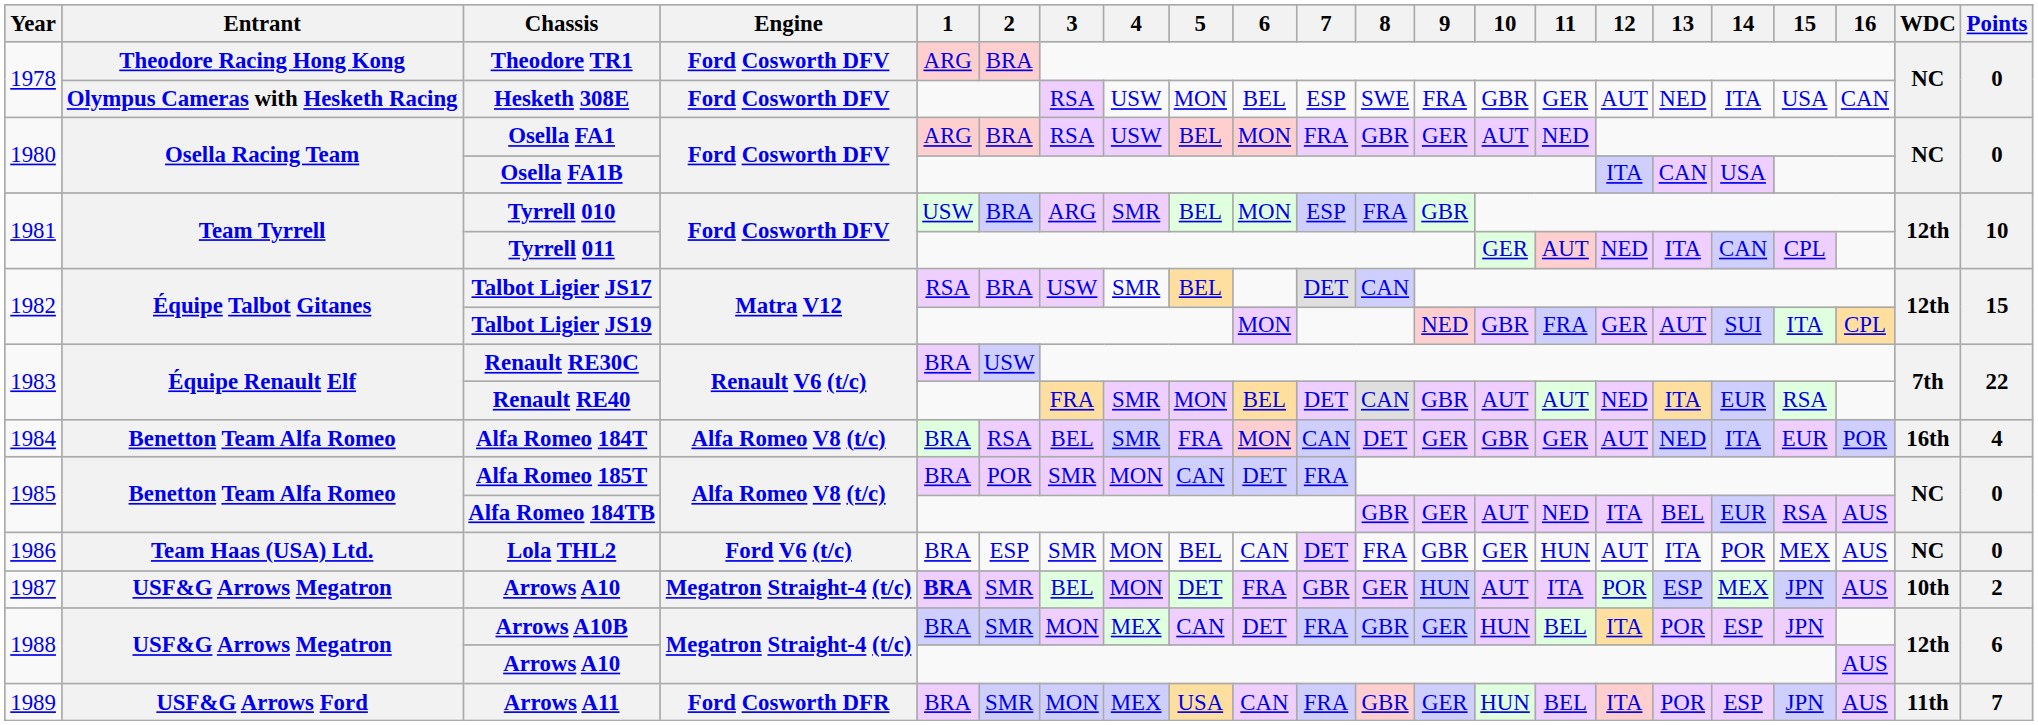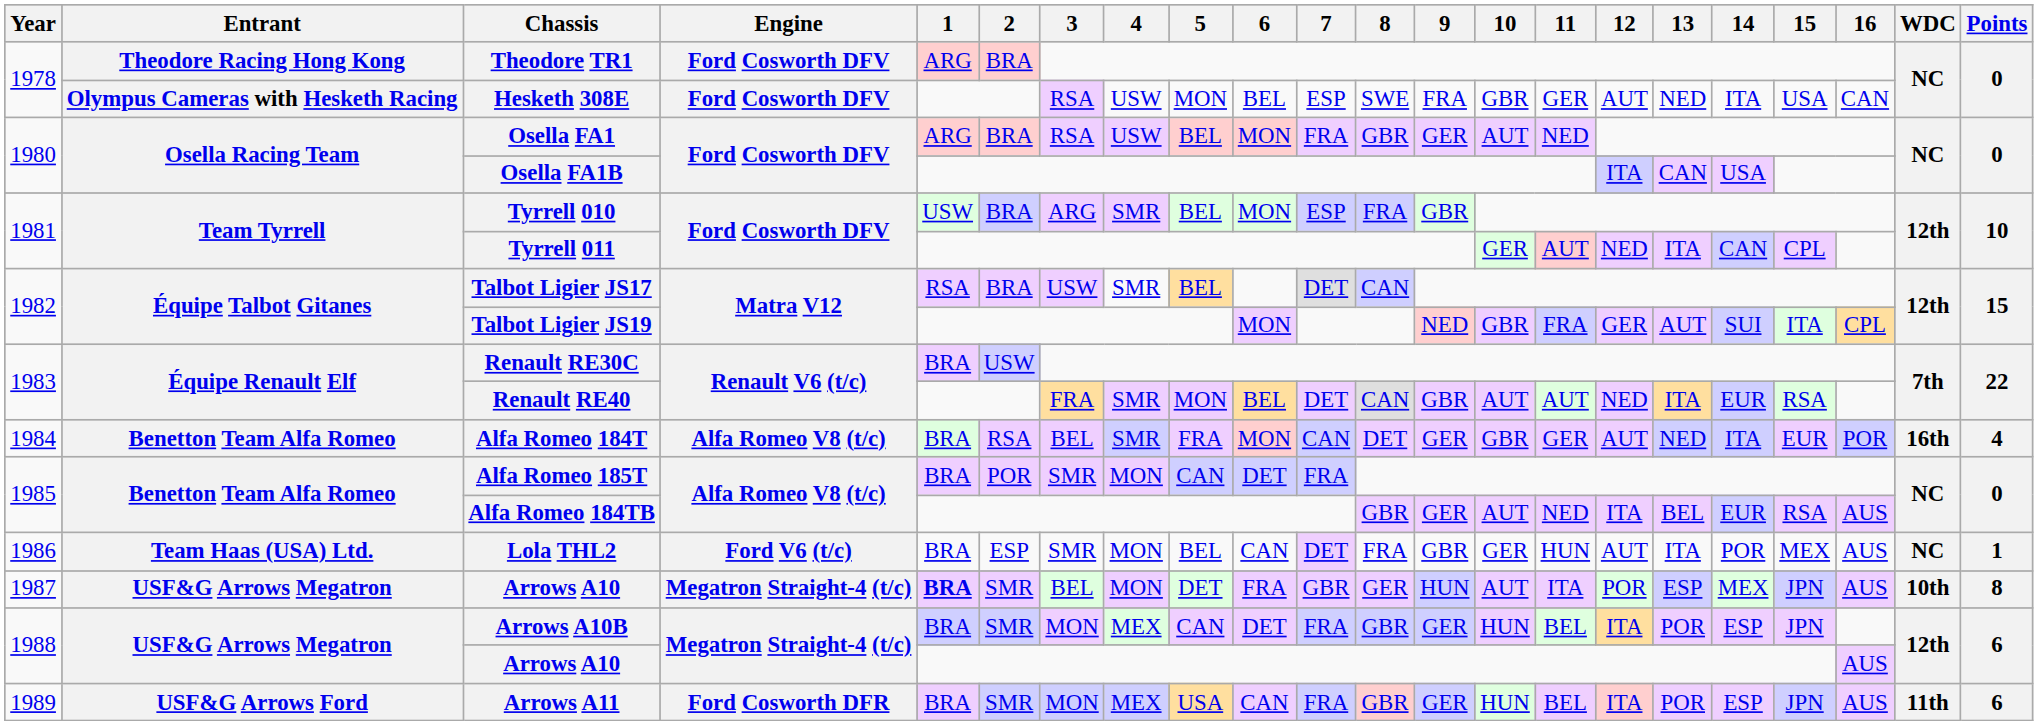(1997, 550) 0 -> (1997, 550) 1
(1997, 588) 2 -> (1997, 588) 8
(1997, 701) 7 -> (1997, 701) 6
